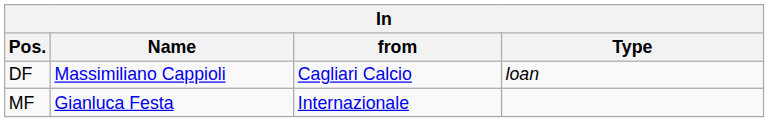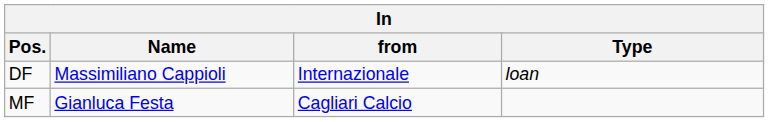(355, 75) Cagliari Calcio -> (353, 75) Internazionale
(353, 103) Internazionale -> (355, 103) Cagliari Calcio
